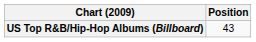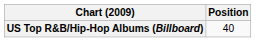(228, 28) 43 -> (228, 28) 40
